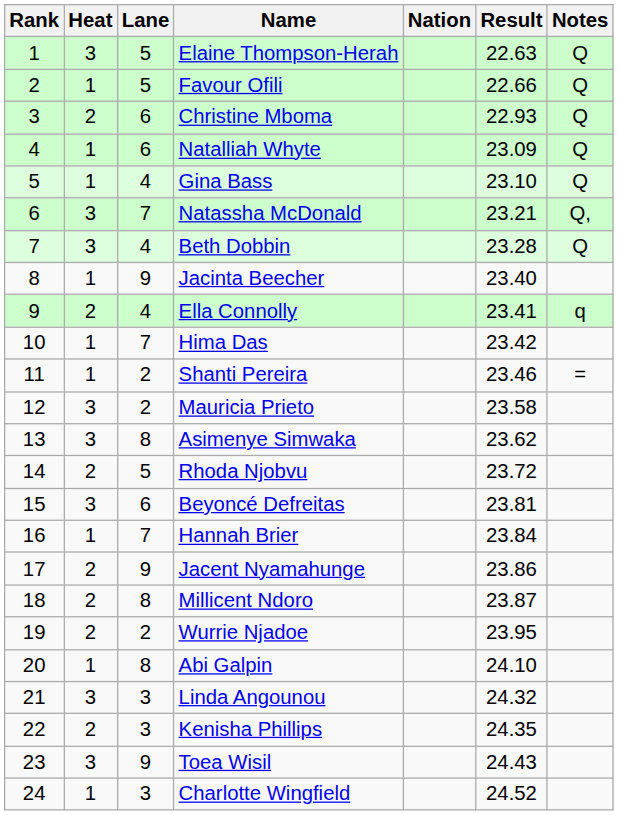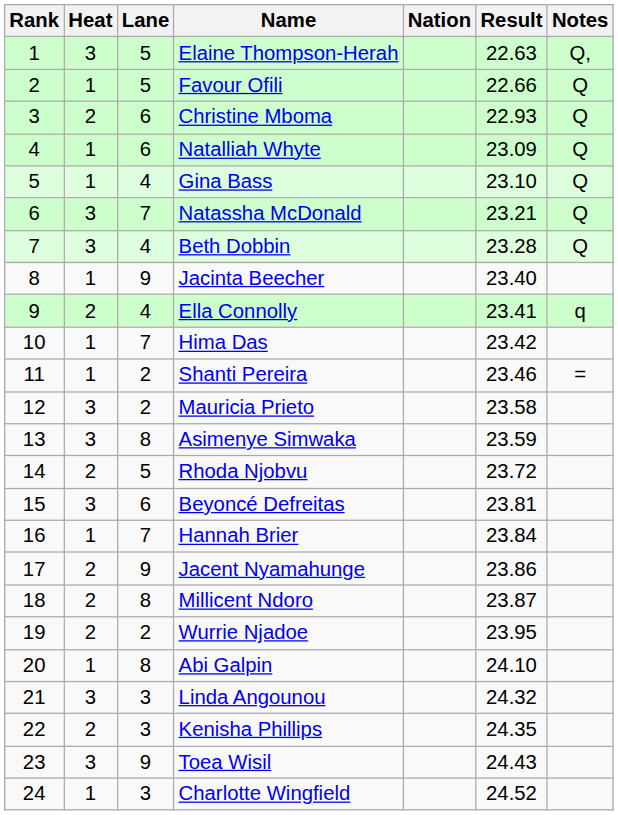(580, 52) Q -> (580, 52) Q,
(580, 213) Q, -> (580, 213) Q
(511, 439) 23.62 -> (511, 439) 23.59
